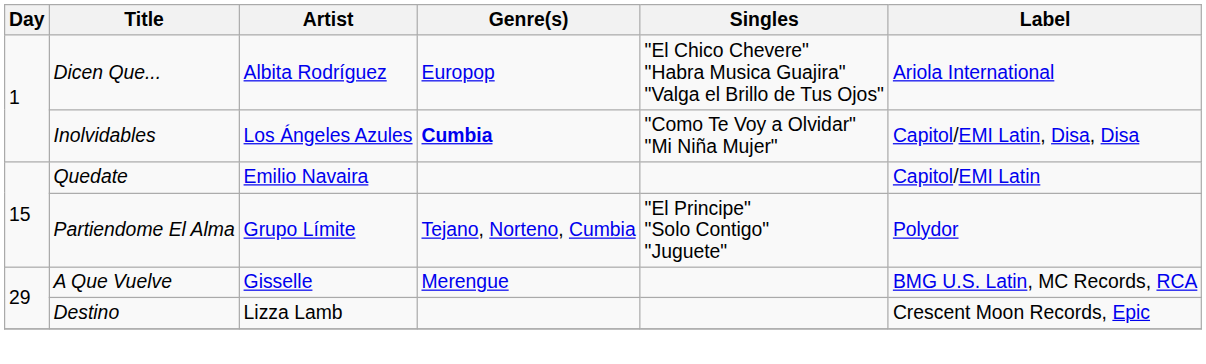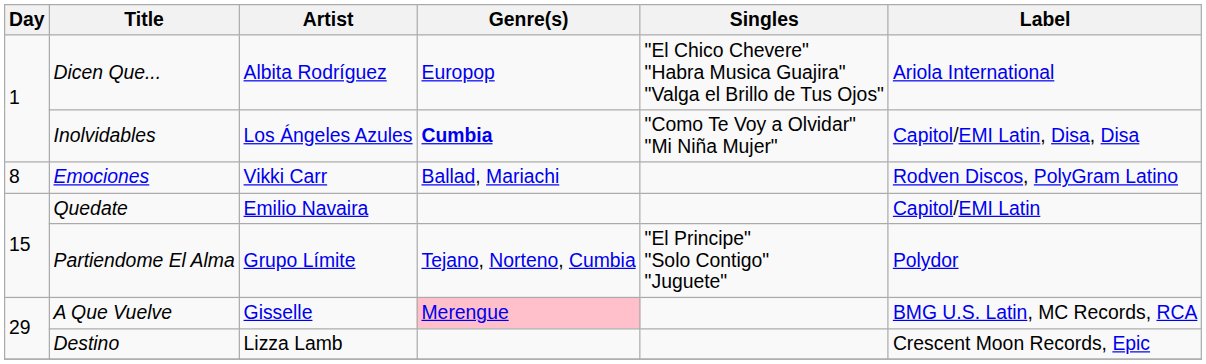+ row: (101, 177)
(465, 282) no background -> (465, 312) pink background
